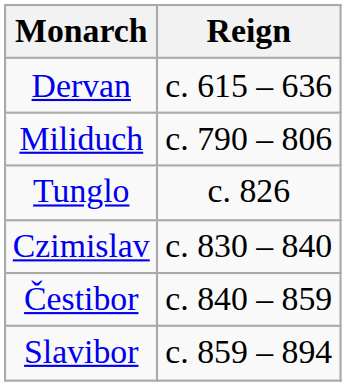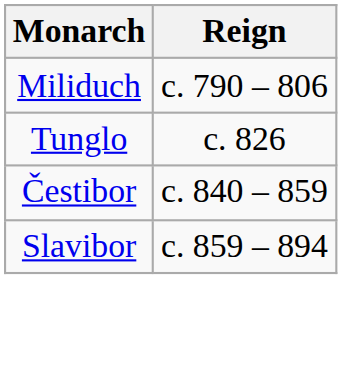- row: (81, 84)
- row: (81, 245)
